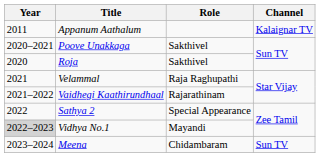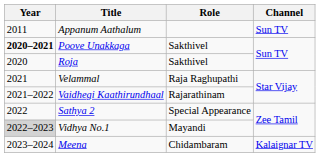(284, 29) Kalaignar TV -> (272, 29) Sun TV
(30, 45) normal -> (30, 45) bold
(272, 144) Sun TV -> (284, 144) Kalaignar TV
